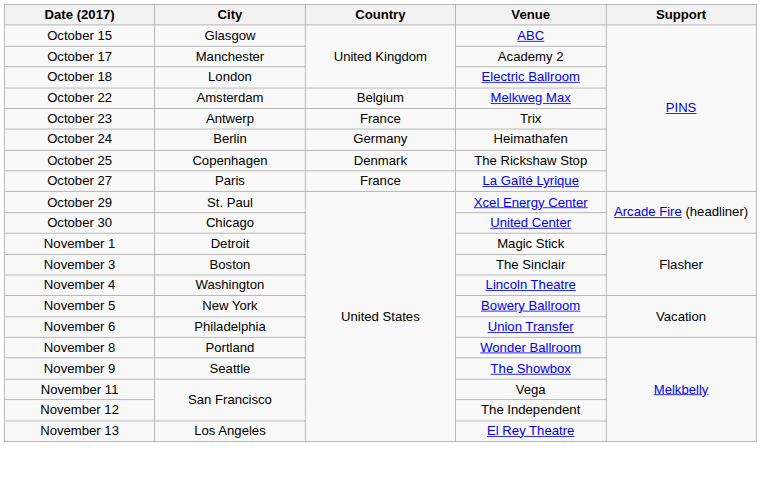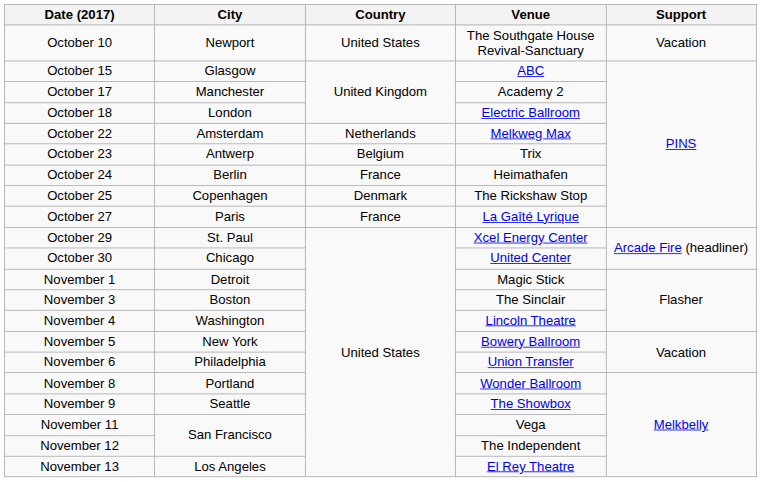+ row: (80, 43)
(380, 98) Belgium -> (380, 133) Netherlands
(380, 118) France -> (380, 154) Belgium
(380, 139) Germany -> (380, 175) France
